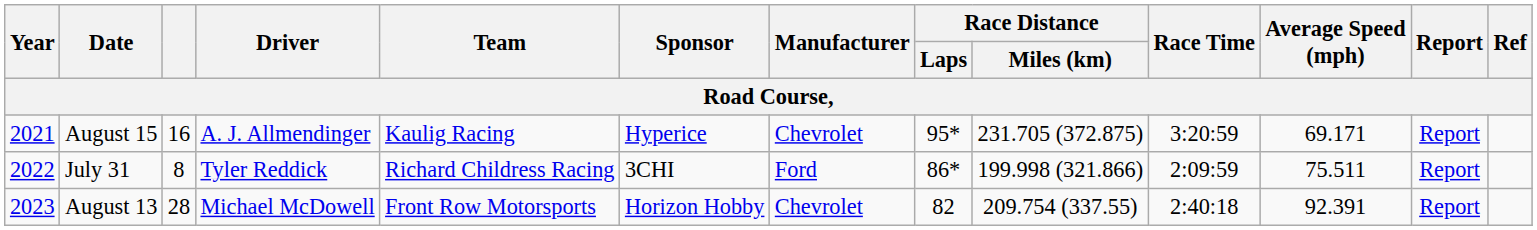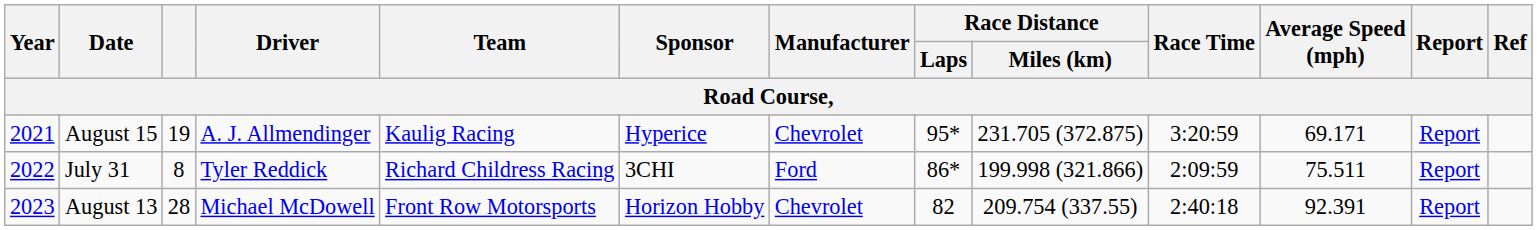(179, 133) 16 -> (179, 133) 19
